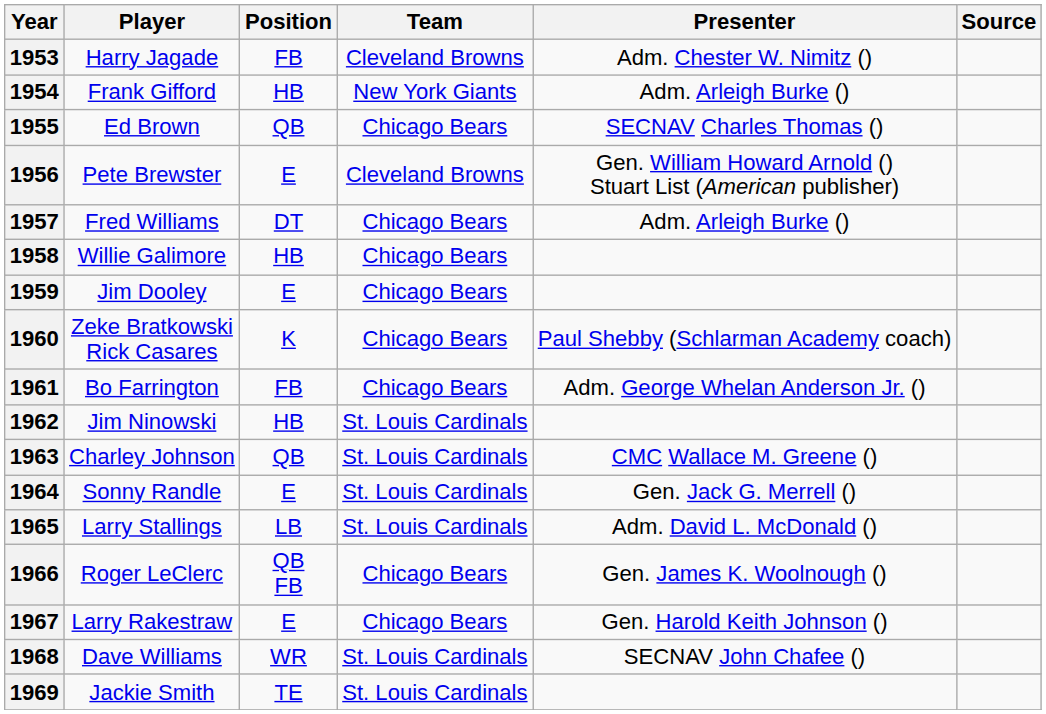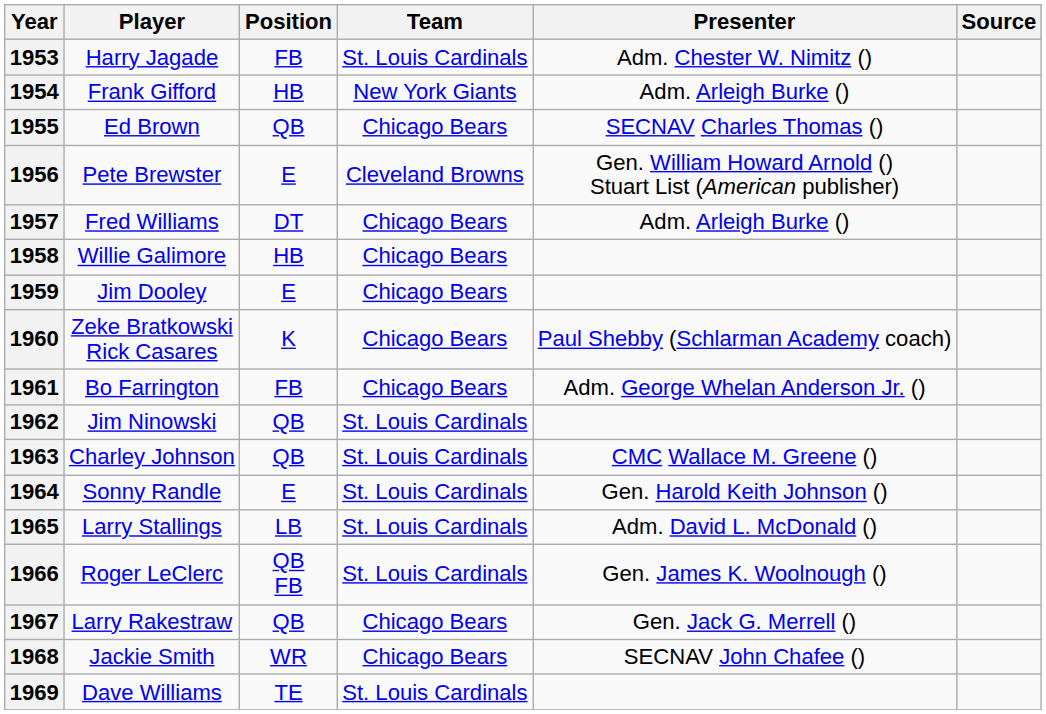(435, 57) Cleveland Browns -> (435, 57) St. Louis Cardinals
(289, 421) HB -> (288, 421) QB
(745, 491) Gen. Jack G. Merrell () -> (745, 491) Gen. Harold Keith Johnson ()
(435, 574) Chicago Bears -> (435, 574) St. Louis Cardinals
(289, 621) E -> (288, 621) QB
(745, 621) Gen. Harold Keith Johnson () -> (745, 621) Gen. Jack G. Merrell ()
(152, 656) Dave Williams -> (152, 656) Jackie Smith
(435, 656) St. Louis Cardinals -> (435, 656) Chicago Bears
(152, 691) Jackie Smith -> (152, 691) Dave Williams
